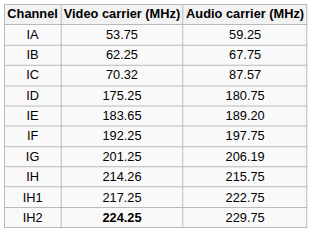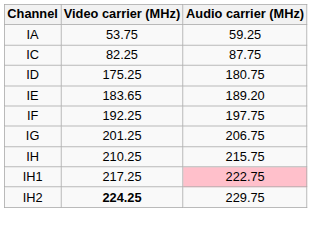- row: (33, 55)
(122, 75) 70.32 -> (122, 55) 82.25
(245, 75) 87.57 -> (245, 55) 87.75
(245, 156) 206.19 -> (245, 136) 206.75
(122, 177) 214.26 -> (122, 156) 210.25
(245, 197) no background -> (245, 177) pink background
